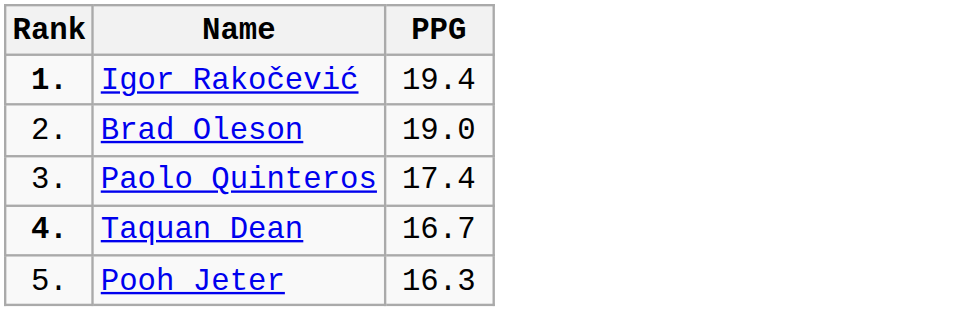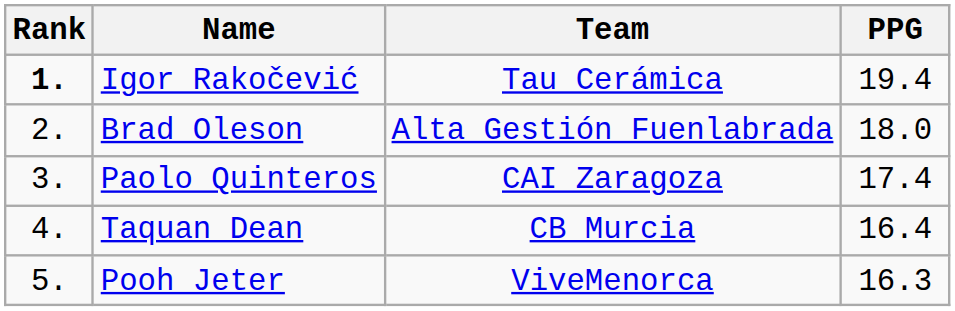+ column: (612, 30)
(439, 130) 19.0 -> (895, 130) 18.0
(49, 230) bold -> (49, 230) normal
(439, 230) 16.7 -> (895, 230) 16.4
